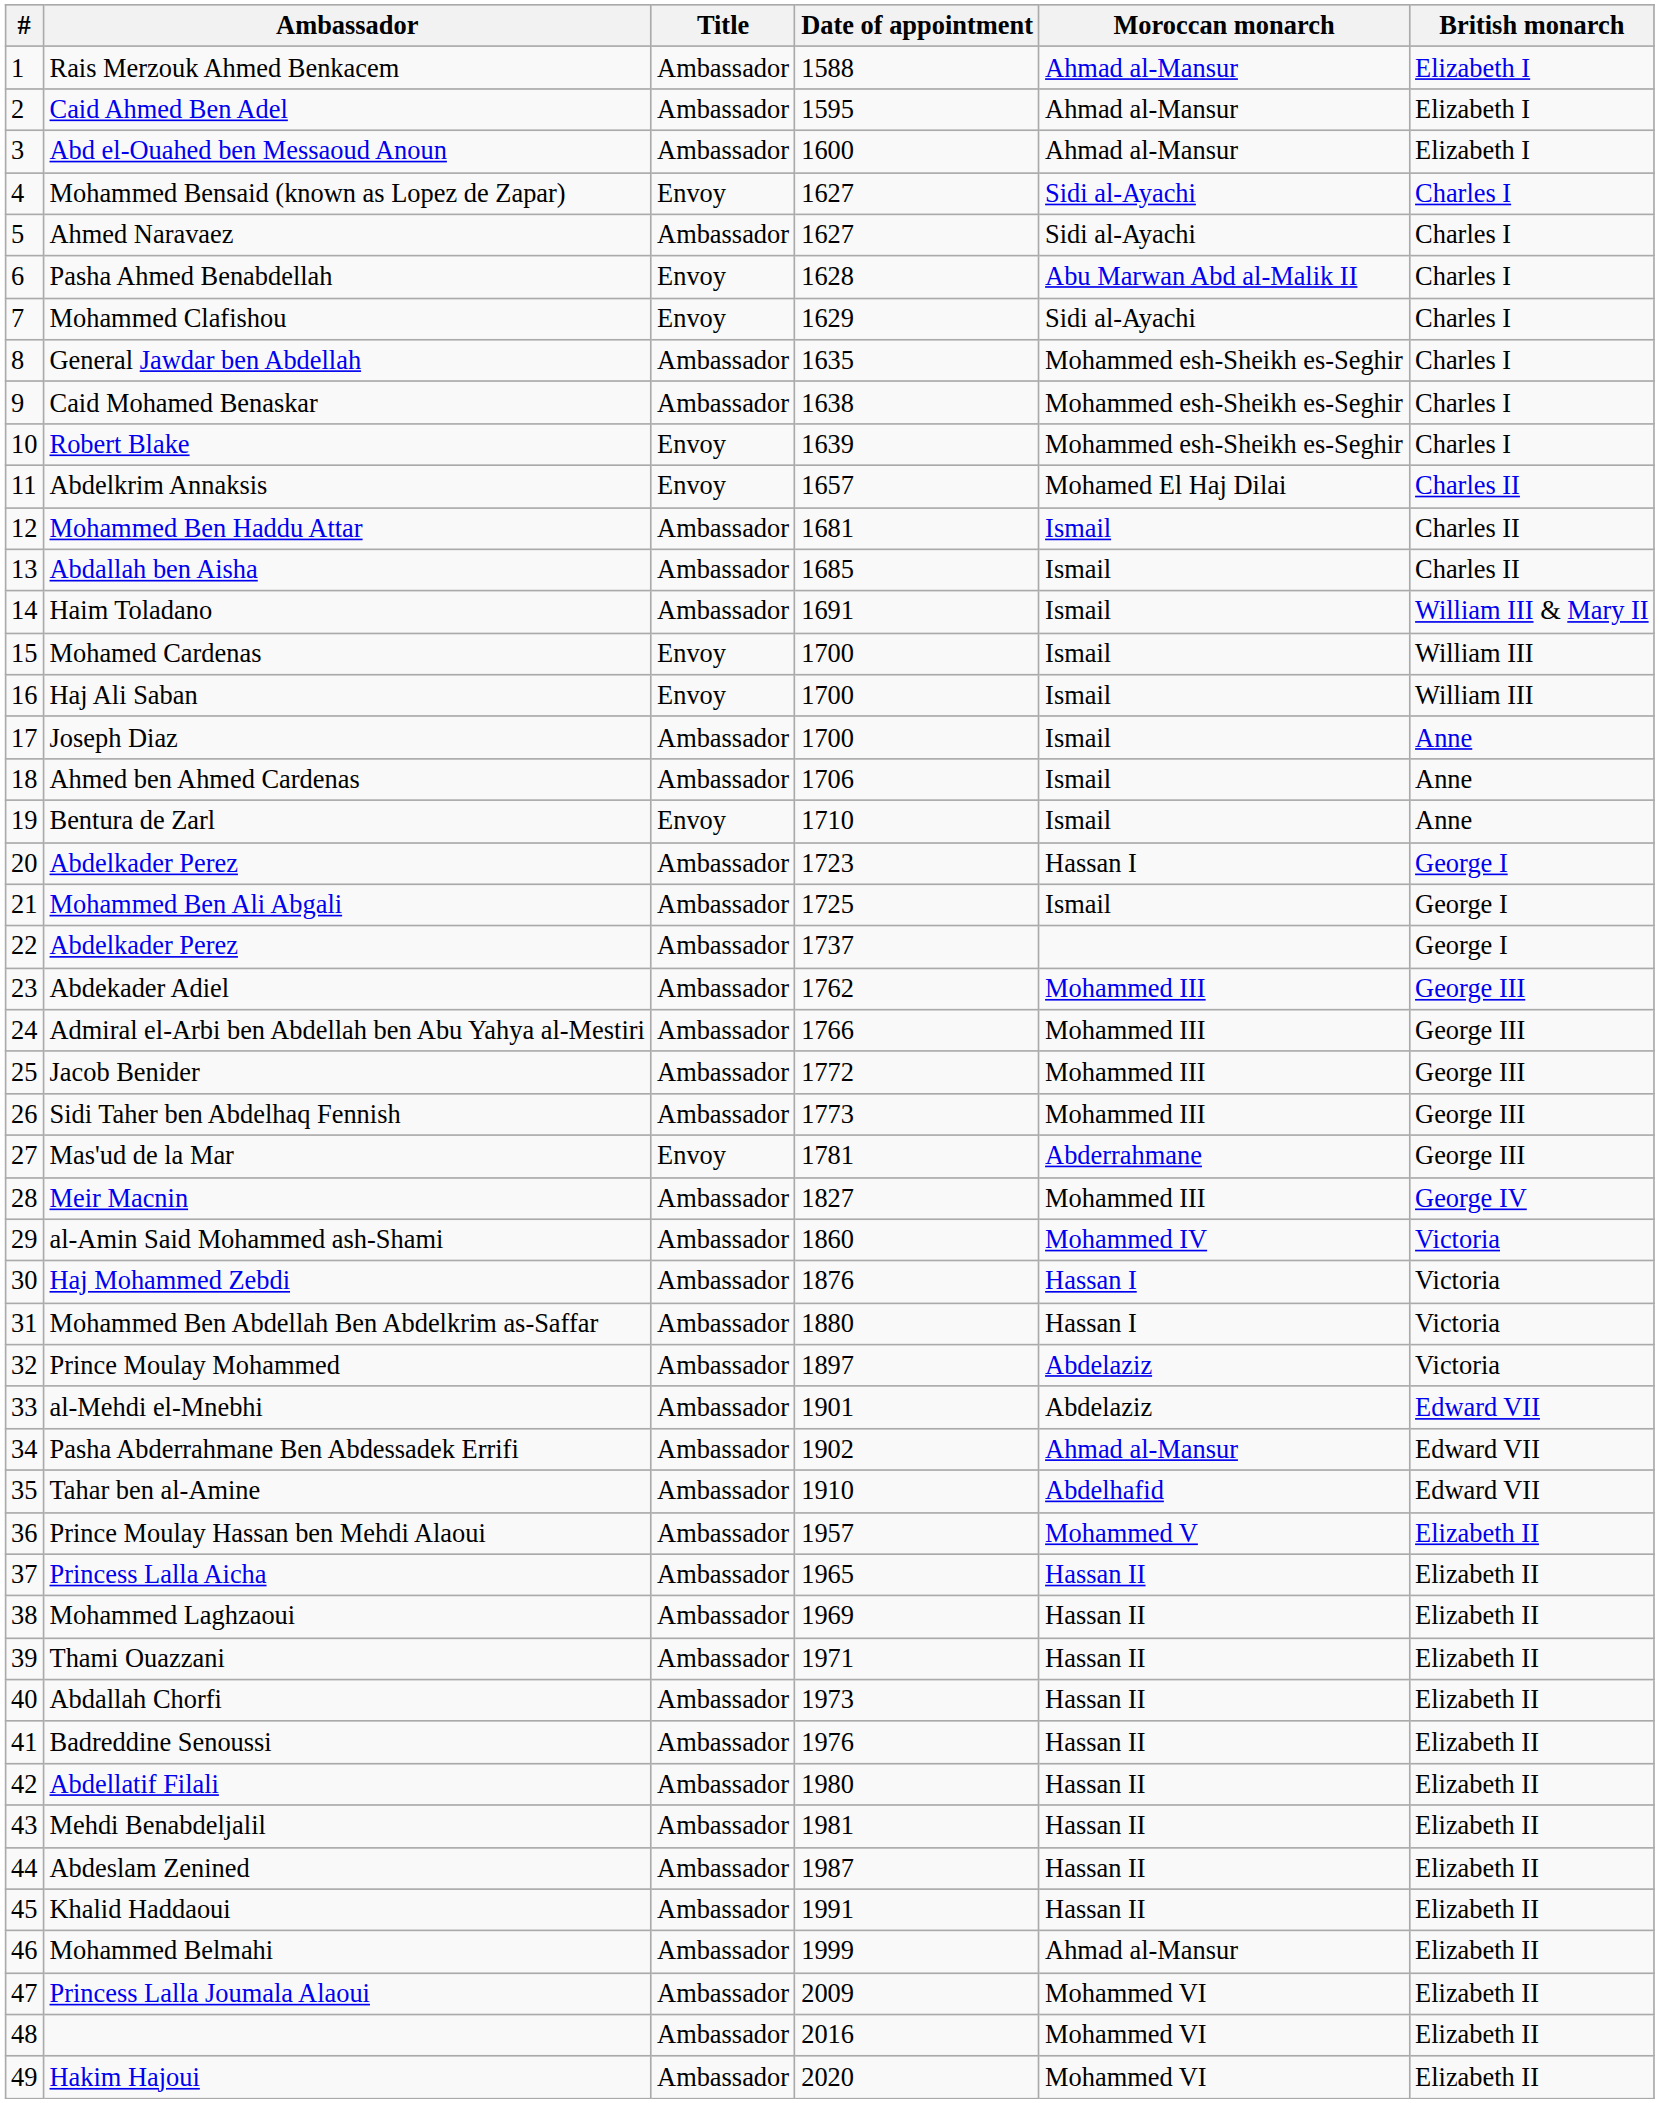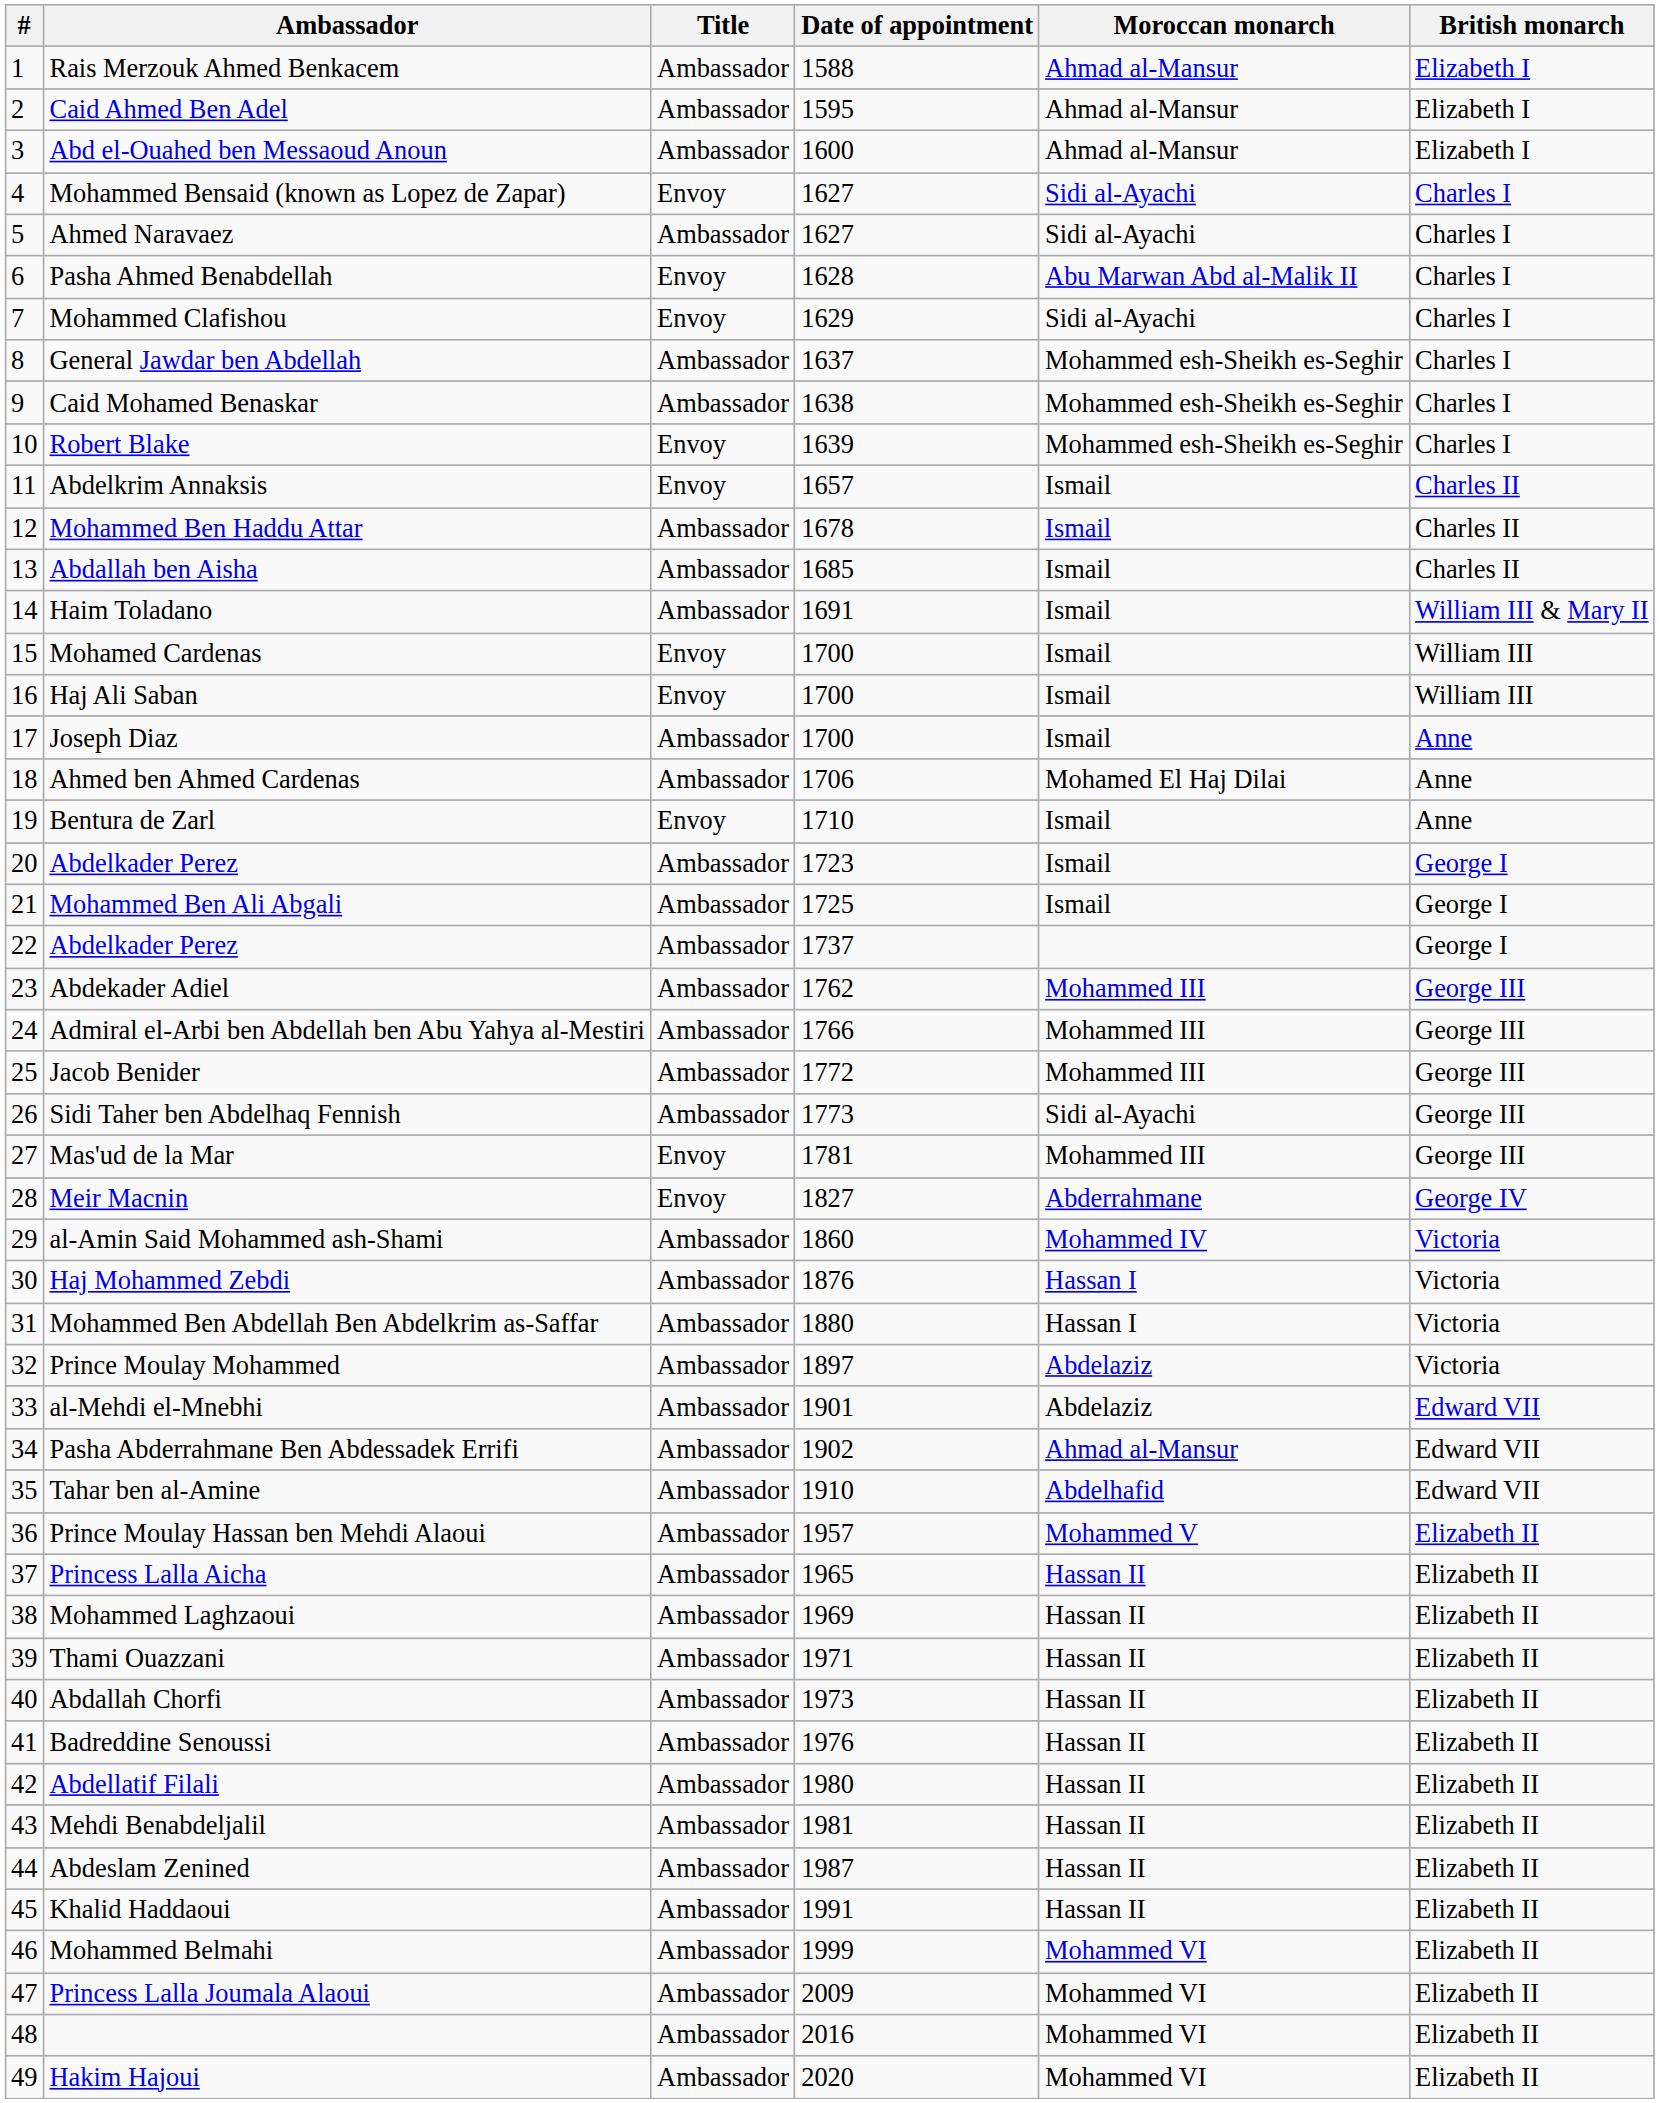(828, 360) 1635 -> (828, 360) 1637
(1166, 485) Mohamed El Haj Dilai -> (1078, 485) Ismail
(828, 527) 1681 -> (828, 527) 1678
(1078, 779) Ismail -> (1166, 779) Mohamed El Haj Dilai
(1091, 862) Hassan I -> (1078, 862) Ismail
(1125, 1114) Mohammed III -> (1121, 1114) Sidi al-Ayachi
(1124, 1155) Abderrahmane -> (1125, 1155) Mohammed III
(723, 1197) Ambassador -> (692, 1197) Envoy
(1125, 1197) Mohammed III -> (1124, 1197) Abderrahmane
(1142, 1951) Ahmad al-Mansur -> (1126, 1951) Mohammed VI
